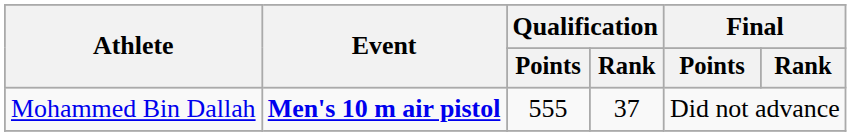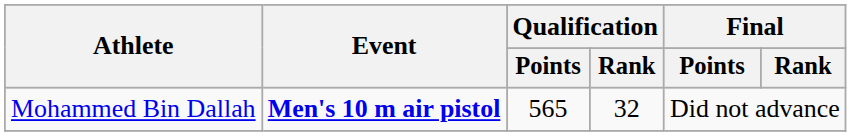(548, 109) 555 -> (548, 109) 565
(627, 109) 37 -> (627, 109) 32
